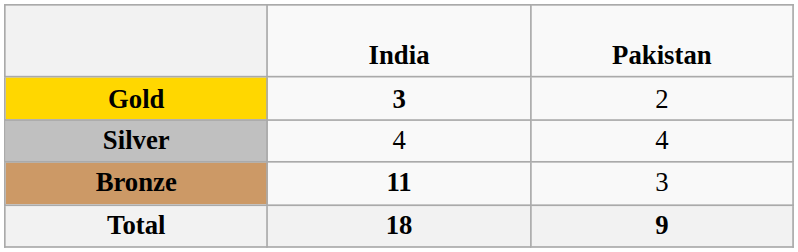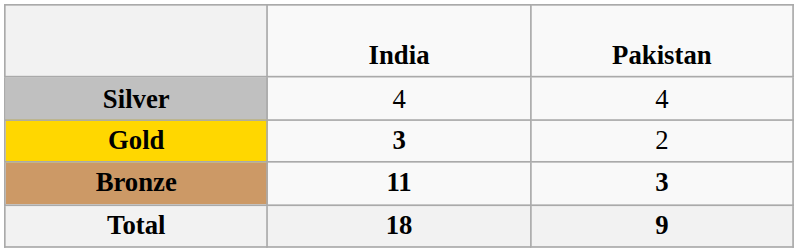rows swapped: (136, 98) <-> (136, 140)
(662, 182) normal -> (662, 182) bold
